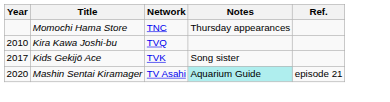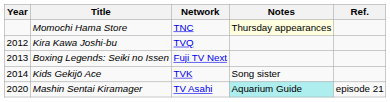(240, 27) no background -> (281, 27) lightyellow background
(17, 43) 2010 -> (17, 43) 2012
+ row: (101, 58)
(17, 58) 2017 -> (17, 74) 2014
